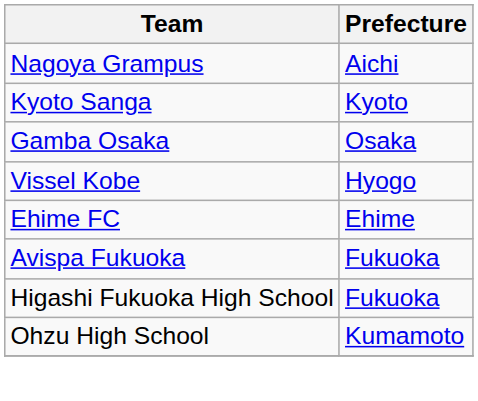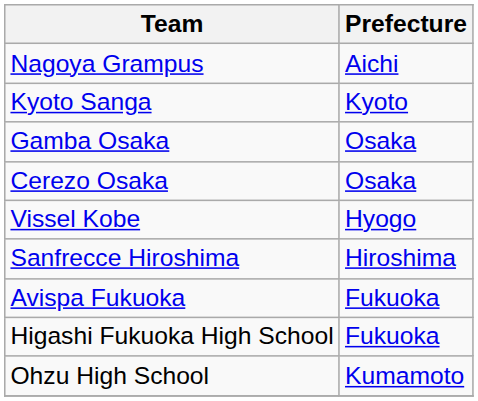+ row: (89, 180)
+ row: (125, 258)
- row: (65, 219)
